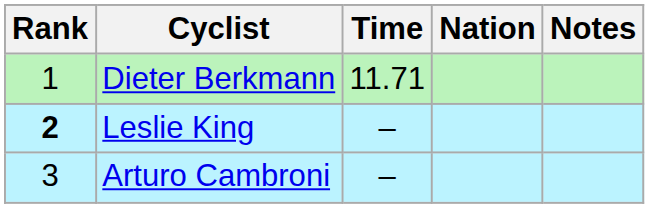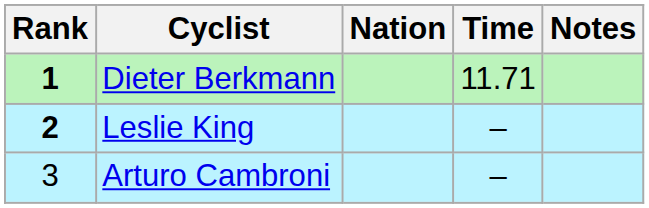columns swapped: (488, 29) <-> (387, 29)
(50, 78) normal -> (50, 78) bold
